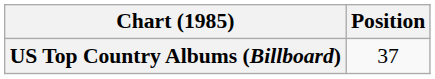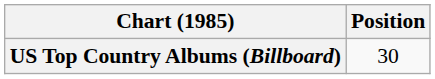(388, 55) 37 -> (388, 55) 30
